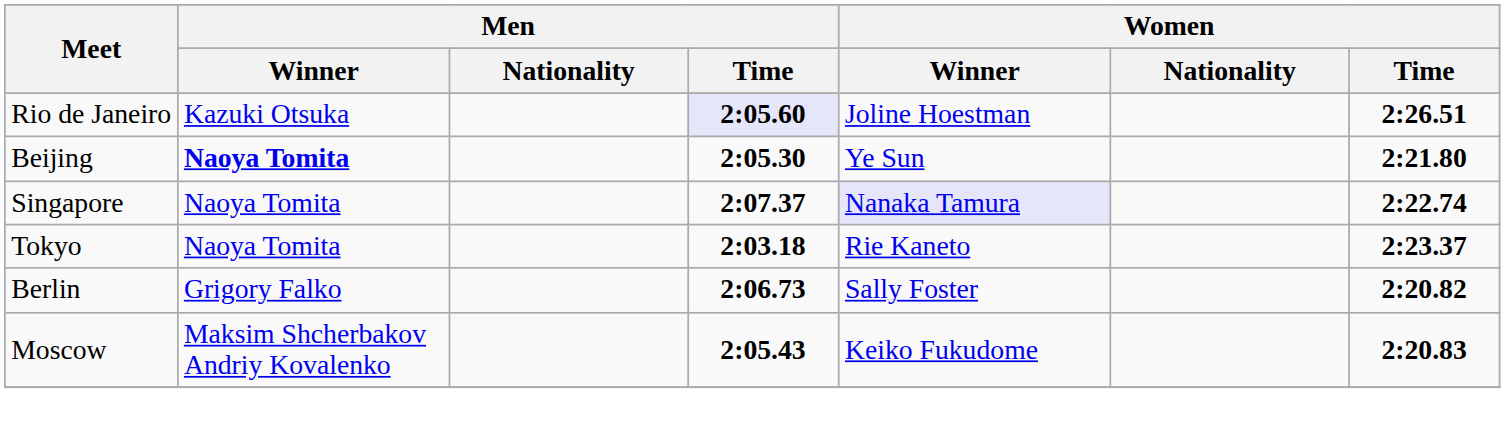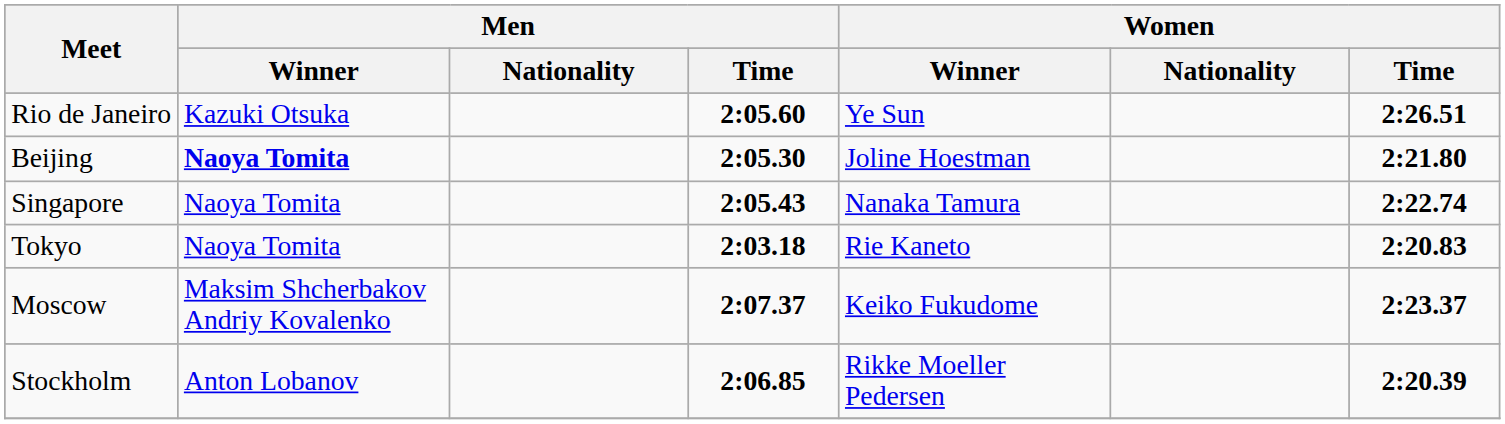(763, 114) lavender background -> (763, 114) no background
(938, 114) Joline Hoestman -> (885, 114) Ye Sun
(885, 158) Ye Sun -> (938, 158) Joline Hoestman
(763, 202) 2:07.37 -> (763, 202) 2:05.43
(933, 202) lavender background -> (933, 202) no background
(1424, 245) 2:23.37 -> (1424, 245) 2:20.83
- row: (46, 289)
(763, 349) 2:05.43 -> (763, 305) 2:07.37
(1424, 349) 2:20.83 -> (1424, 305) 2:23.37
+ row: (71, 380)
